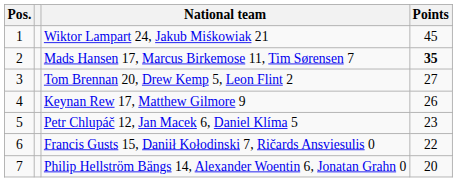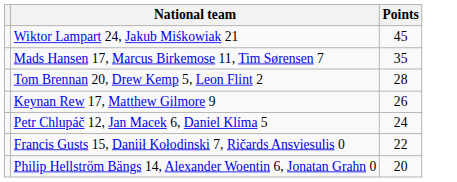- column: (19, 15)
(431, 58) bold -> (401, 58) normal
(431, 79) 27 -> (401, 79) 28
(431, 123) 23 -> (401, 123) 24
